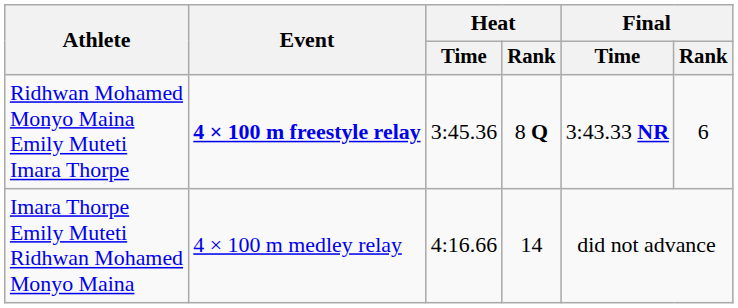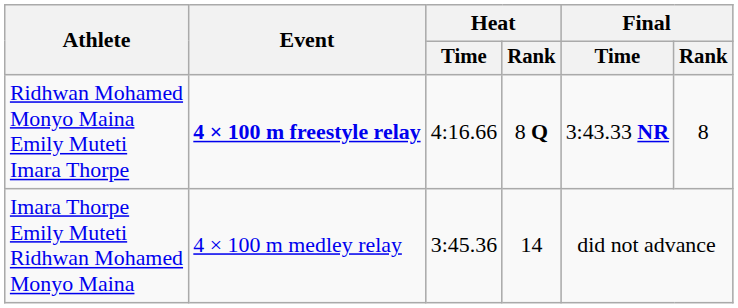(464, 131) 3:45.36 -> (464, 131) 4:16.66
(703, 131) 6 -> (703, 131) 8
(464, 245) 4:16.66 -> (464, 245) 3:45.36
